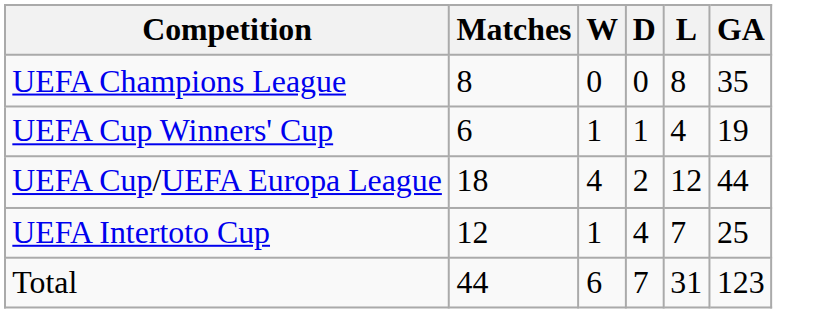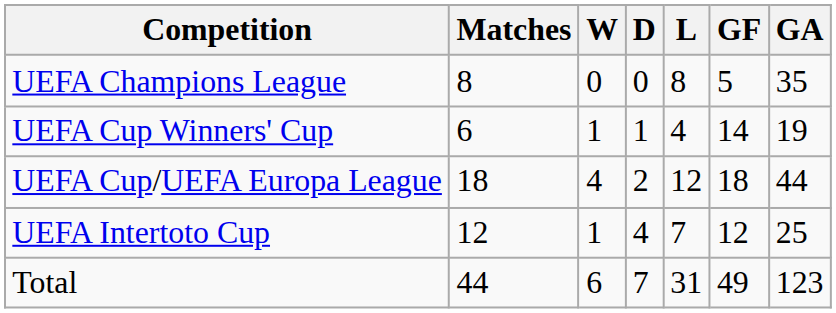+ column: (739, 29)
